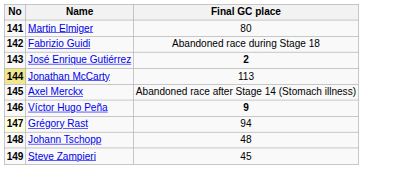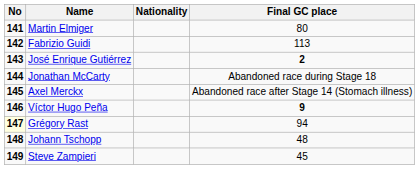+ column: (162, 12)
(246, 44) Abandoned race during Stage 18 -> (302, 44) 113
(15, 76) khaki background -> (15, 76) no background
(246, 76) 113 -> (302, 76) Abandoned race during Stage 18
